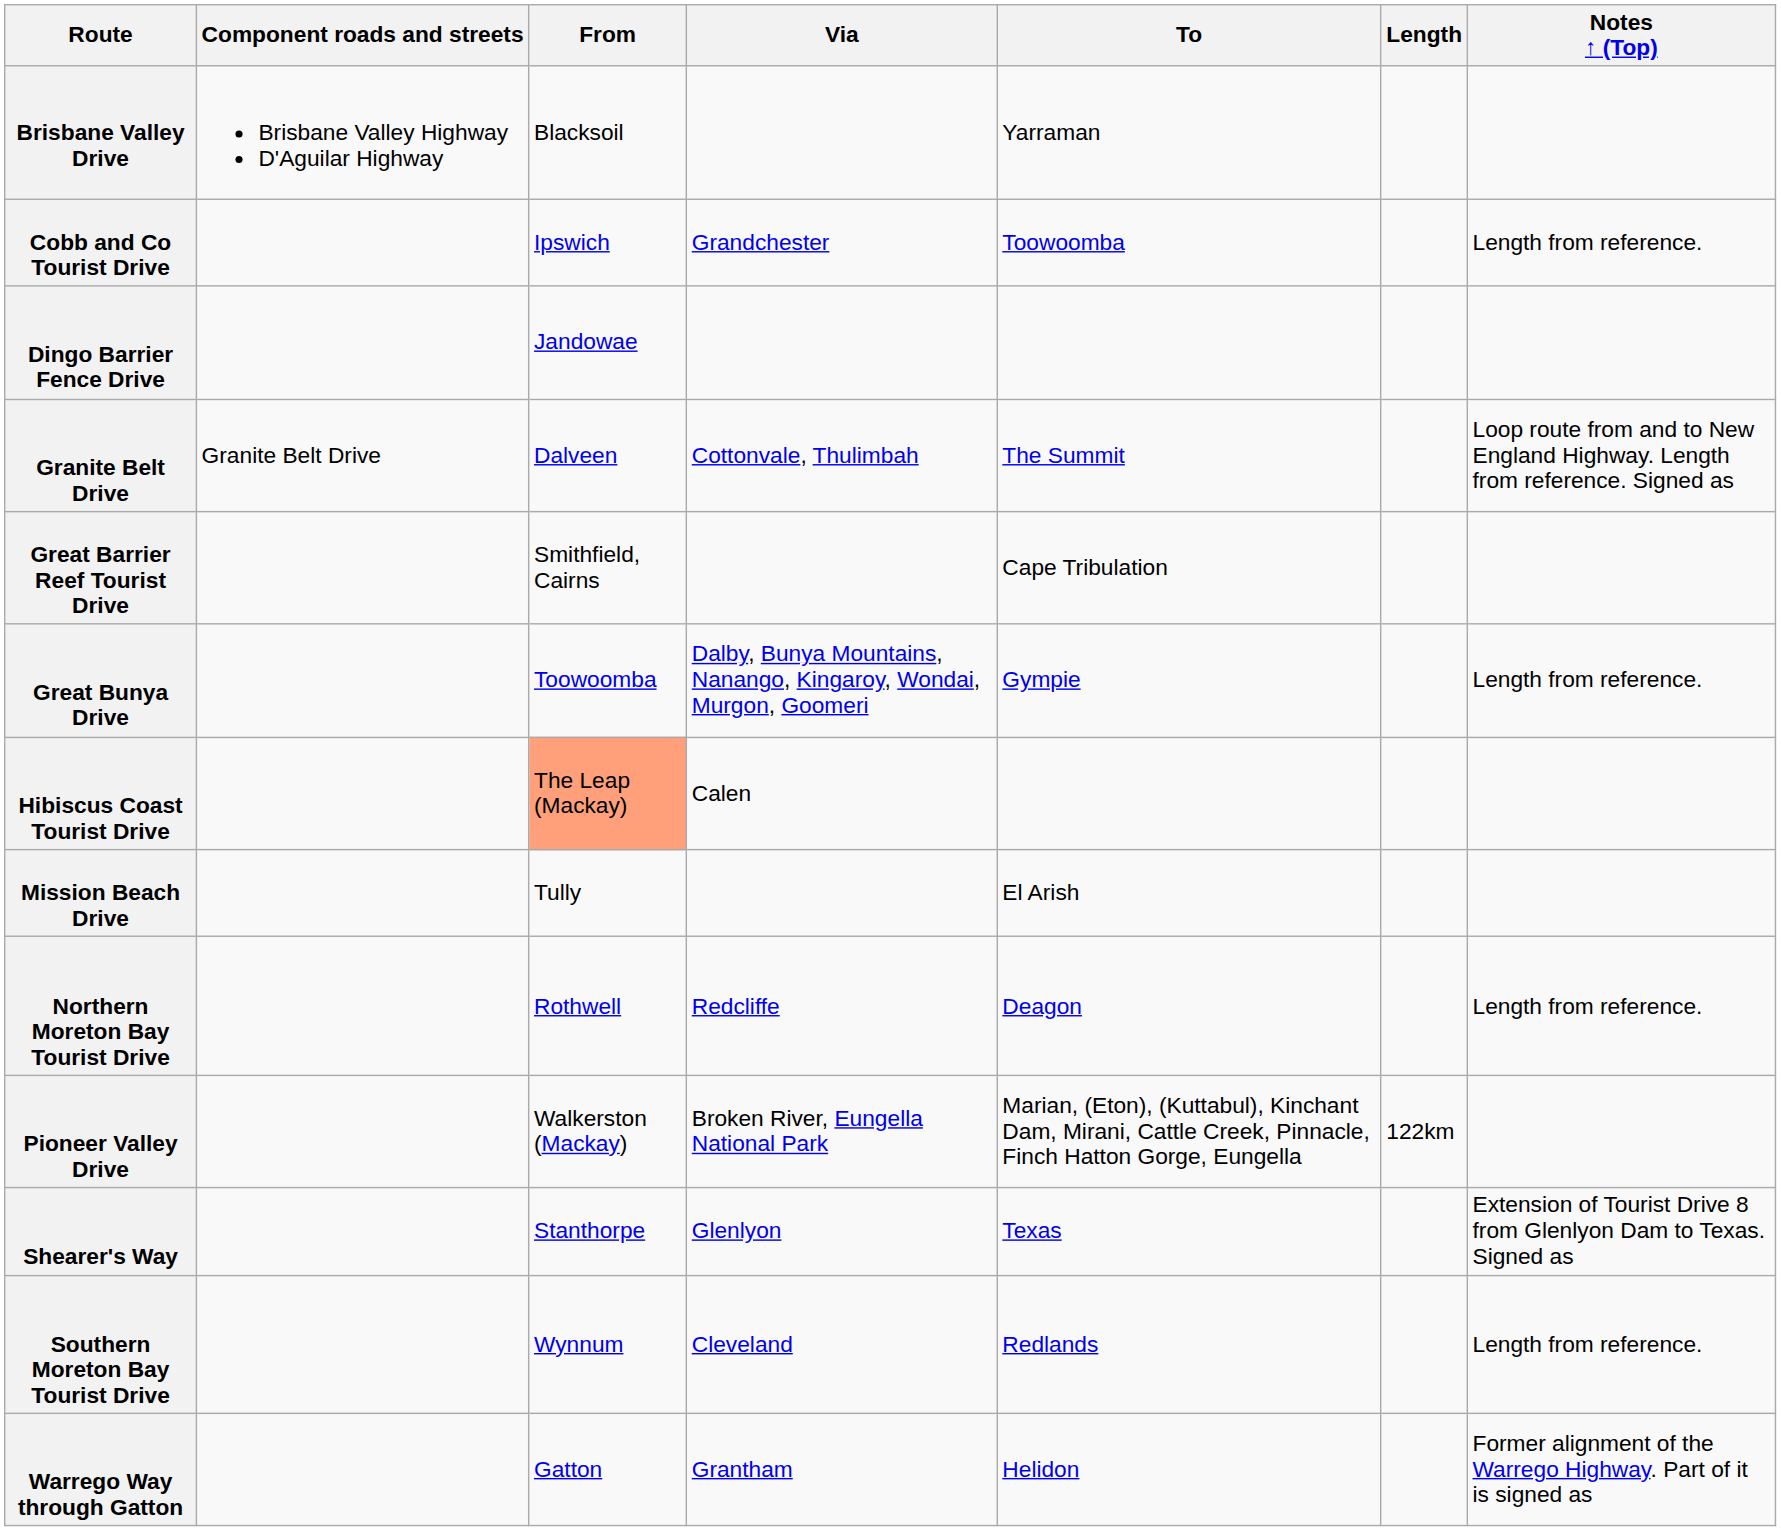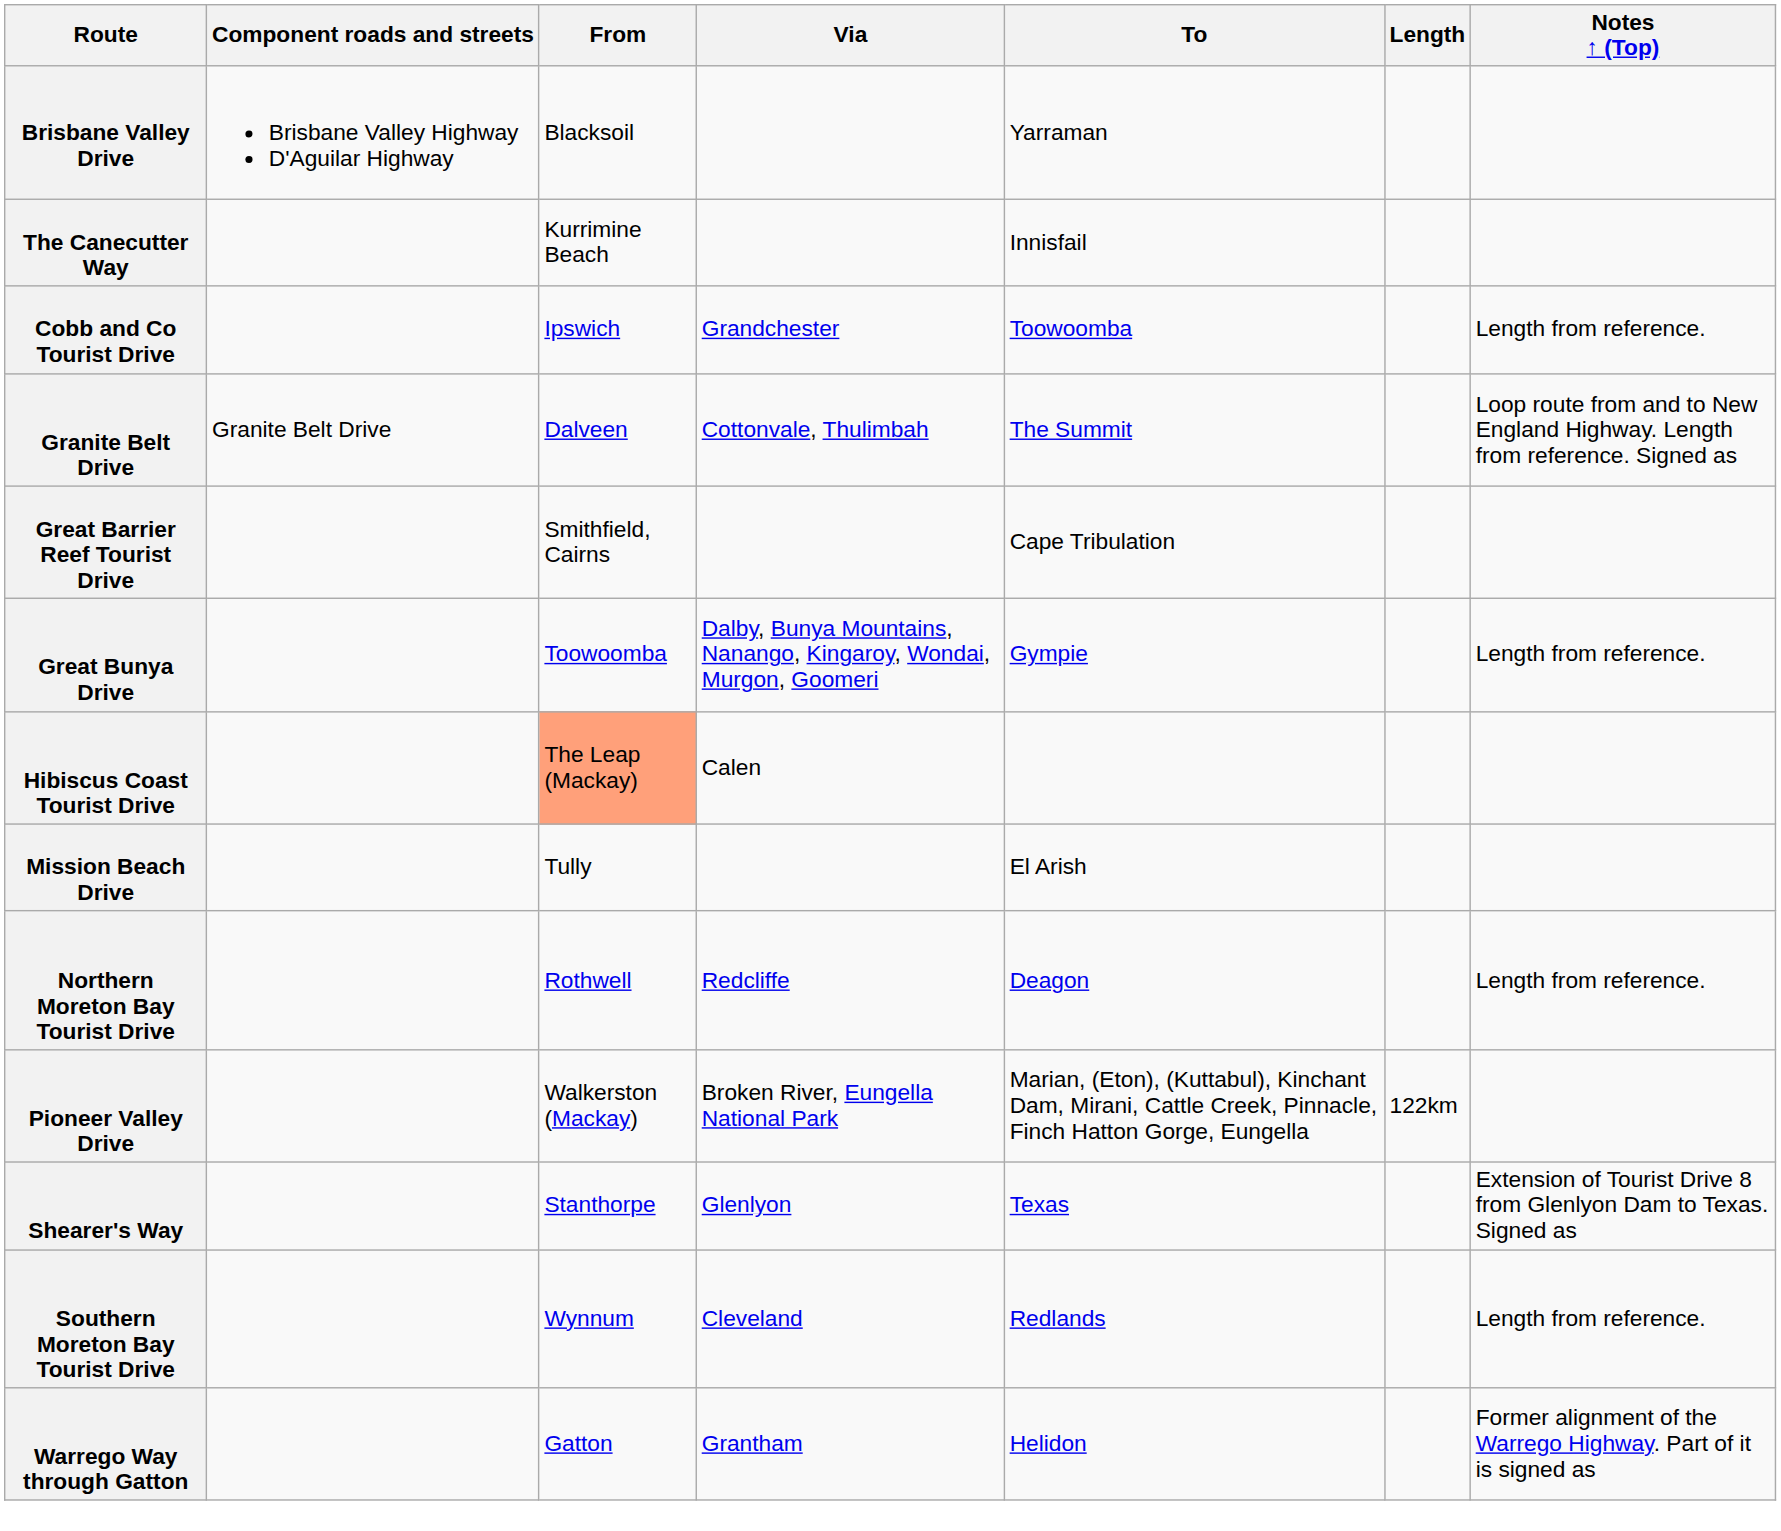+ row: (106, 255)
- row: (101, 367)
